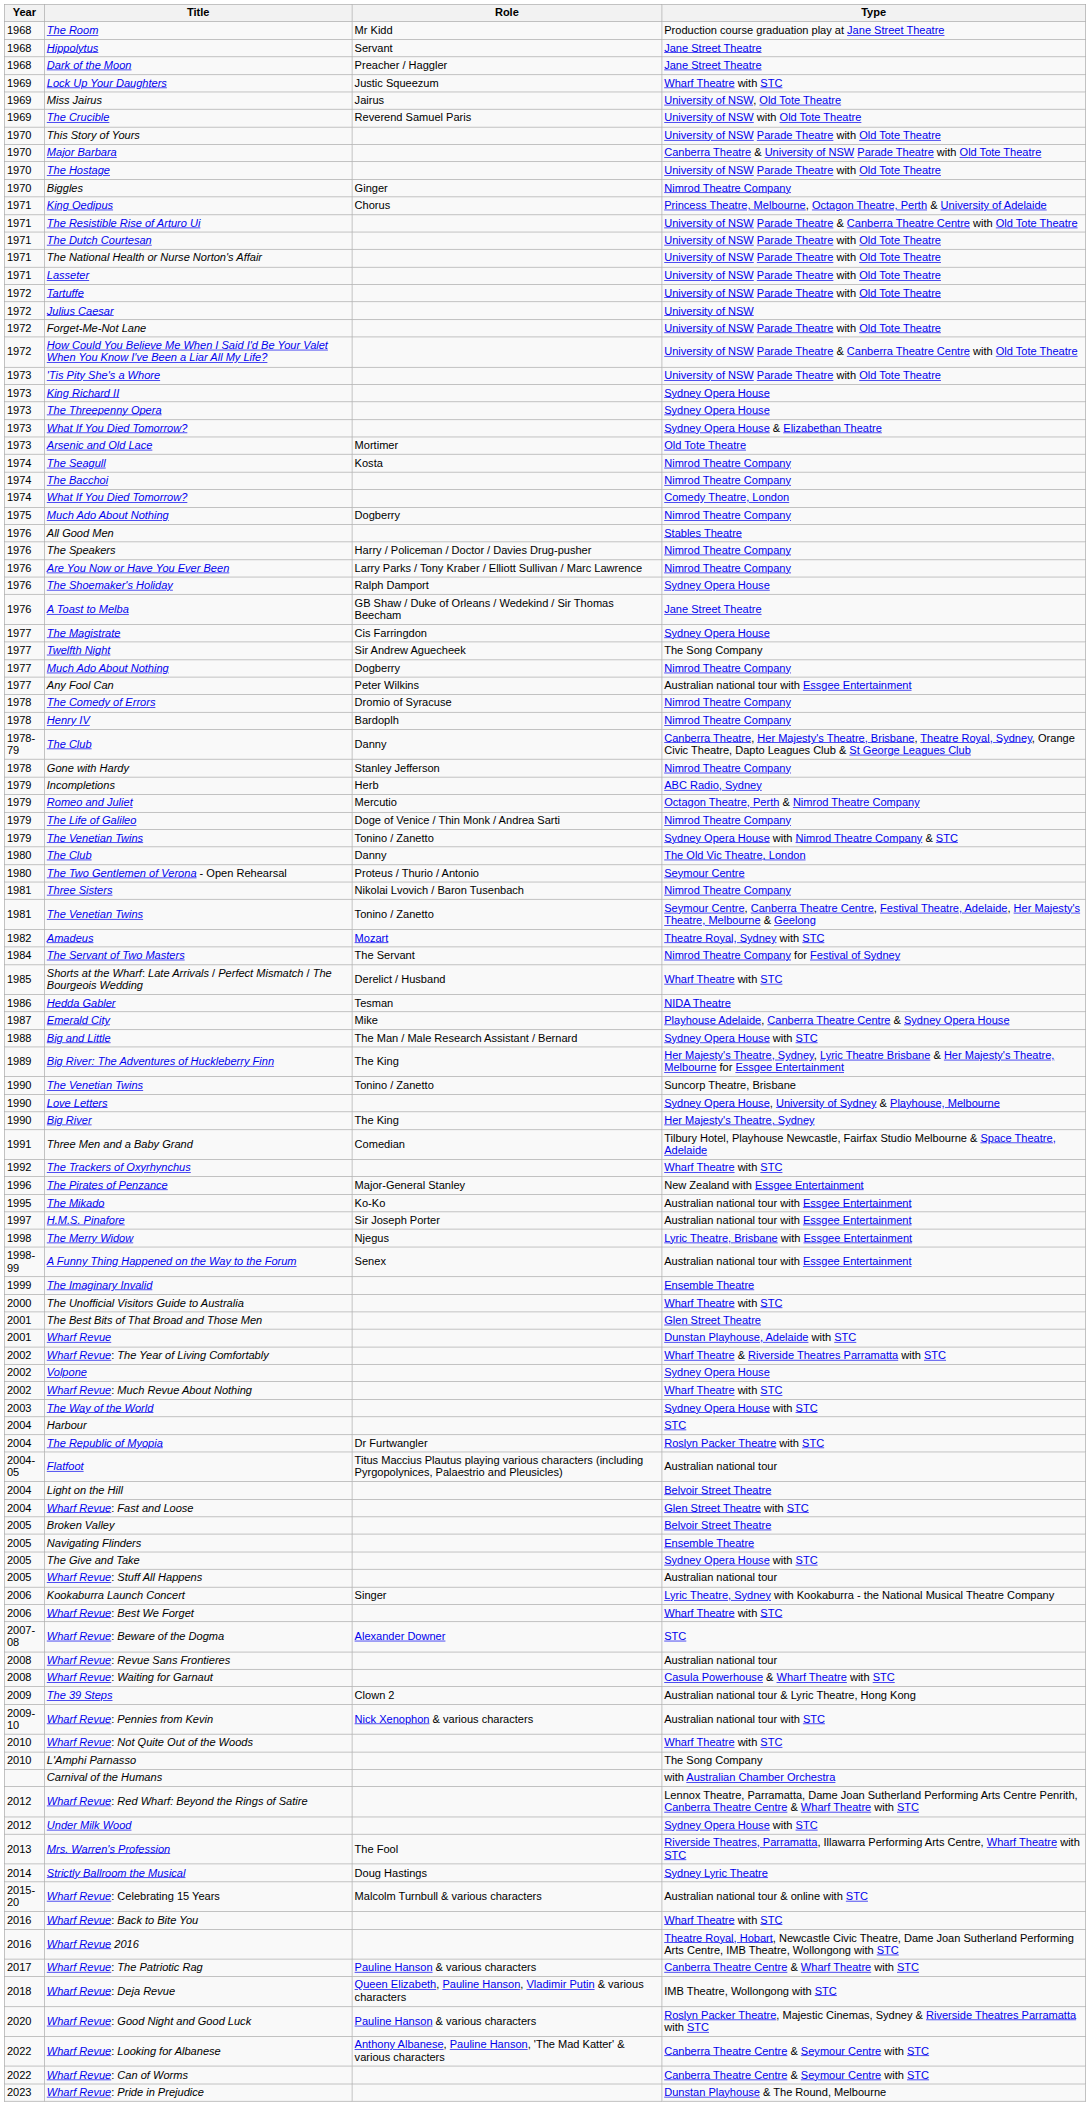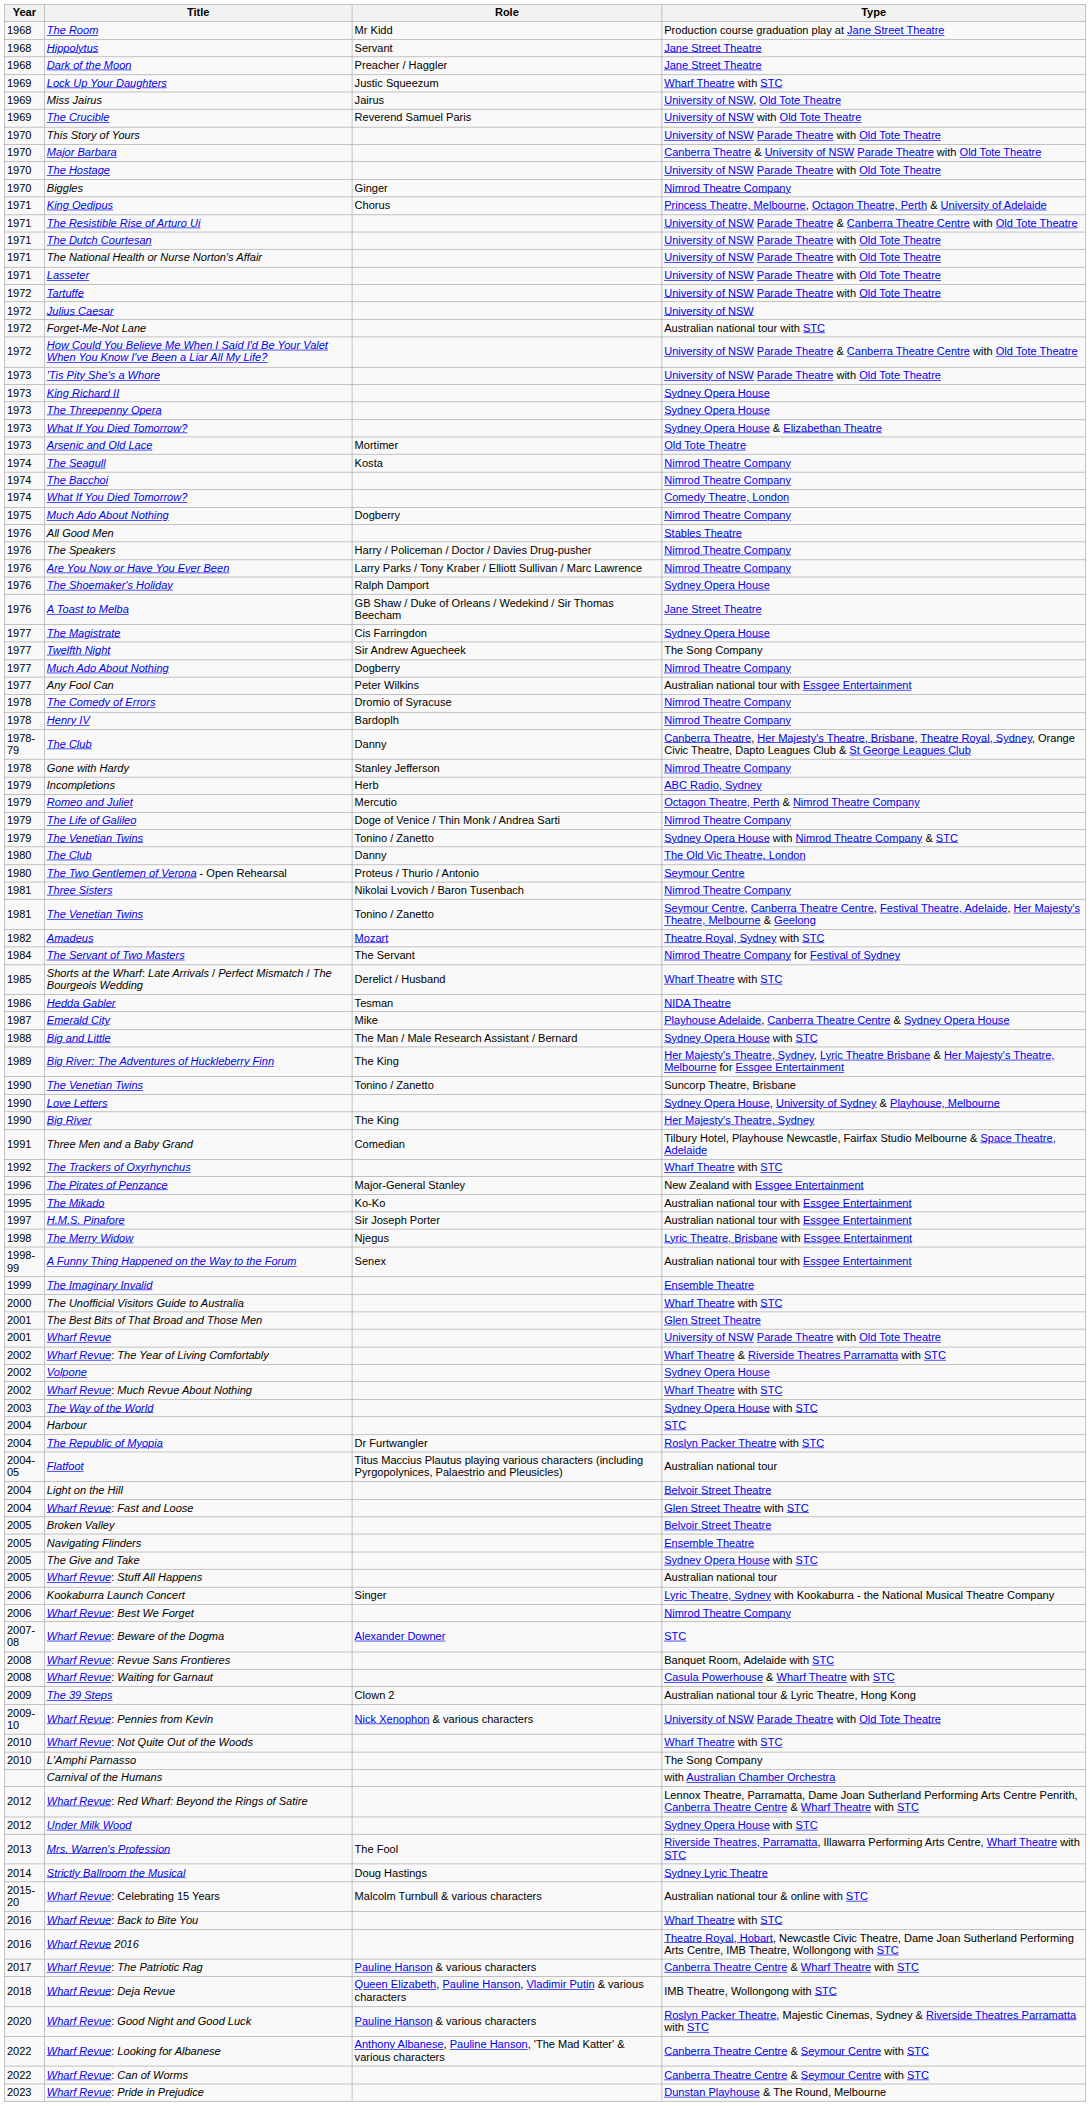(803, 328) University of NSW Parade Theatre with Old Tote Theatre -> (745, 328) Australian national tour with STC
(760, 1338) Dunstan Playhouse, Adelaide with STC -> (803, 1338) University of NSW Parade Theatre with Old Tote Theatre
(723, 1613) Wharf Theatre with STC -> (728, 1613) Nimrod Theatre Company
(721, 1660) Australian national tour -> (749, 1660) Banquet Room, Adelaide with STC
(745, 1719) Australian national tour with STC -> (803, 1719) University of NSW Parade Theatre with Old Tote Theatre
